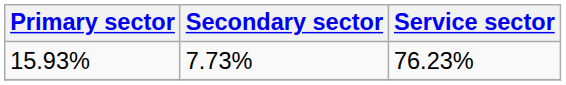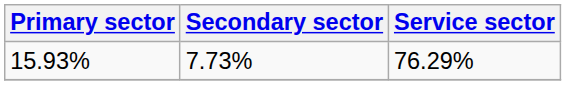(434, 60) 76.23% -> (434, 60) 76.29%
